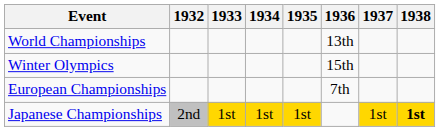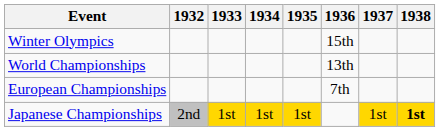rows swapped: (61, 65) <-> (77, 41)
